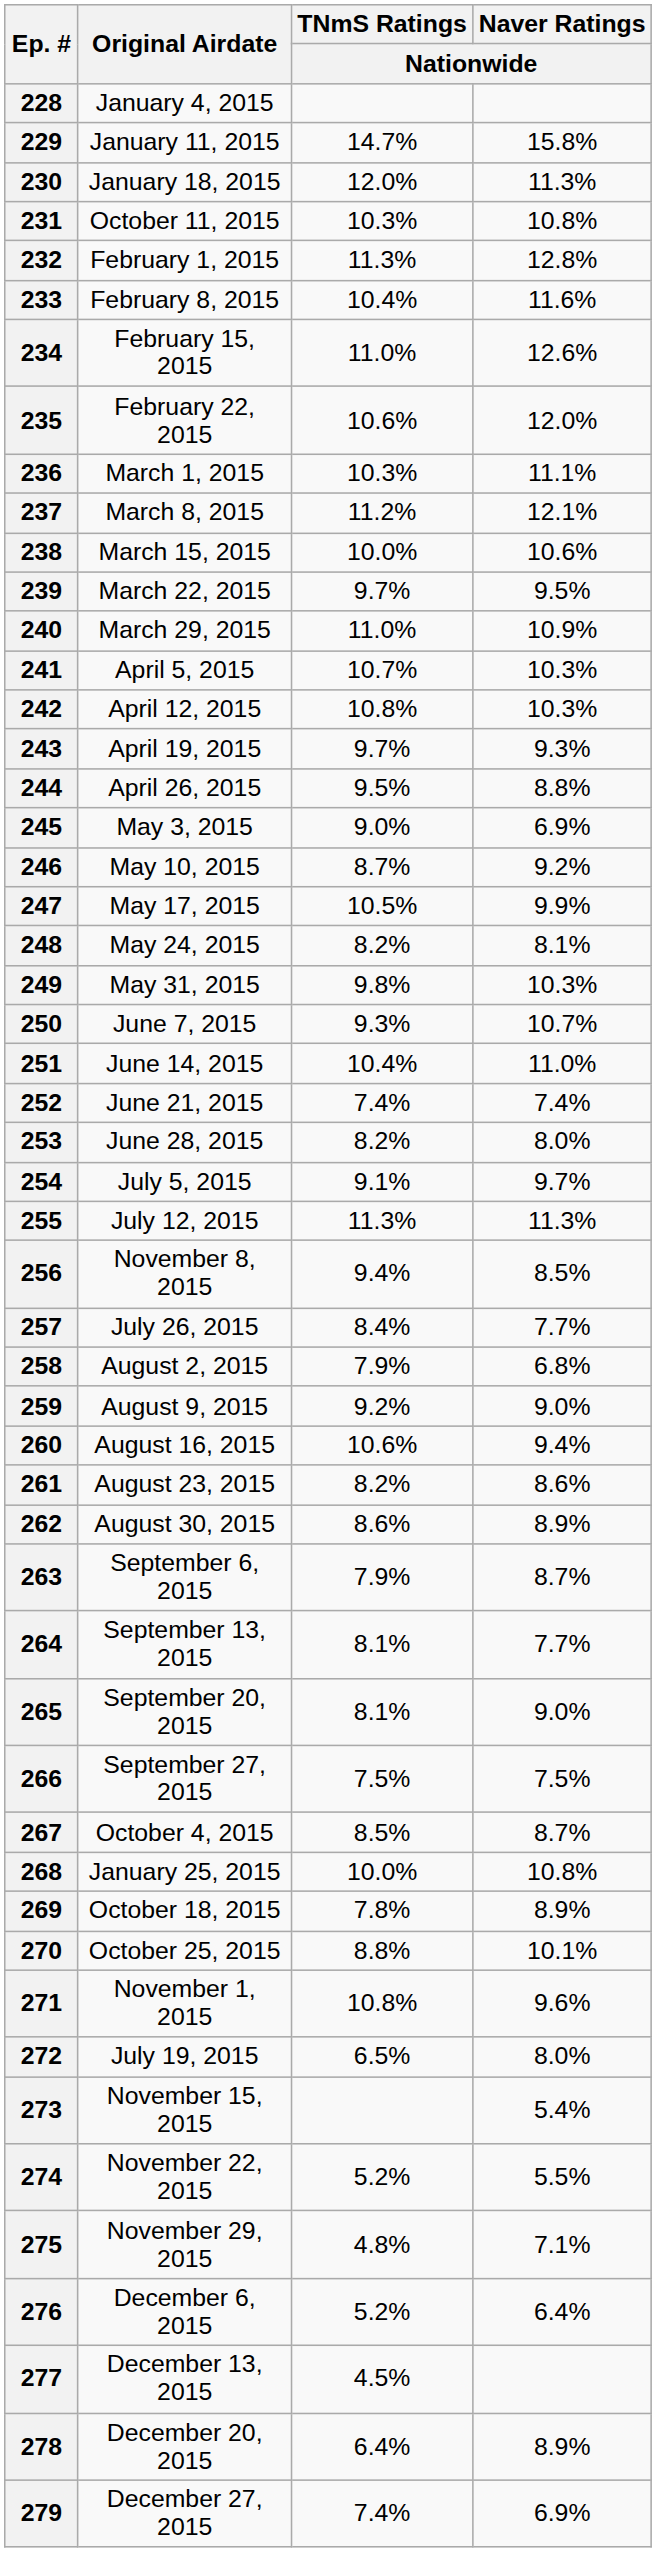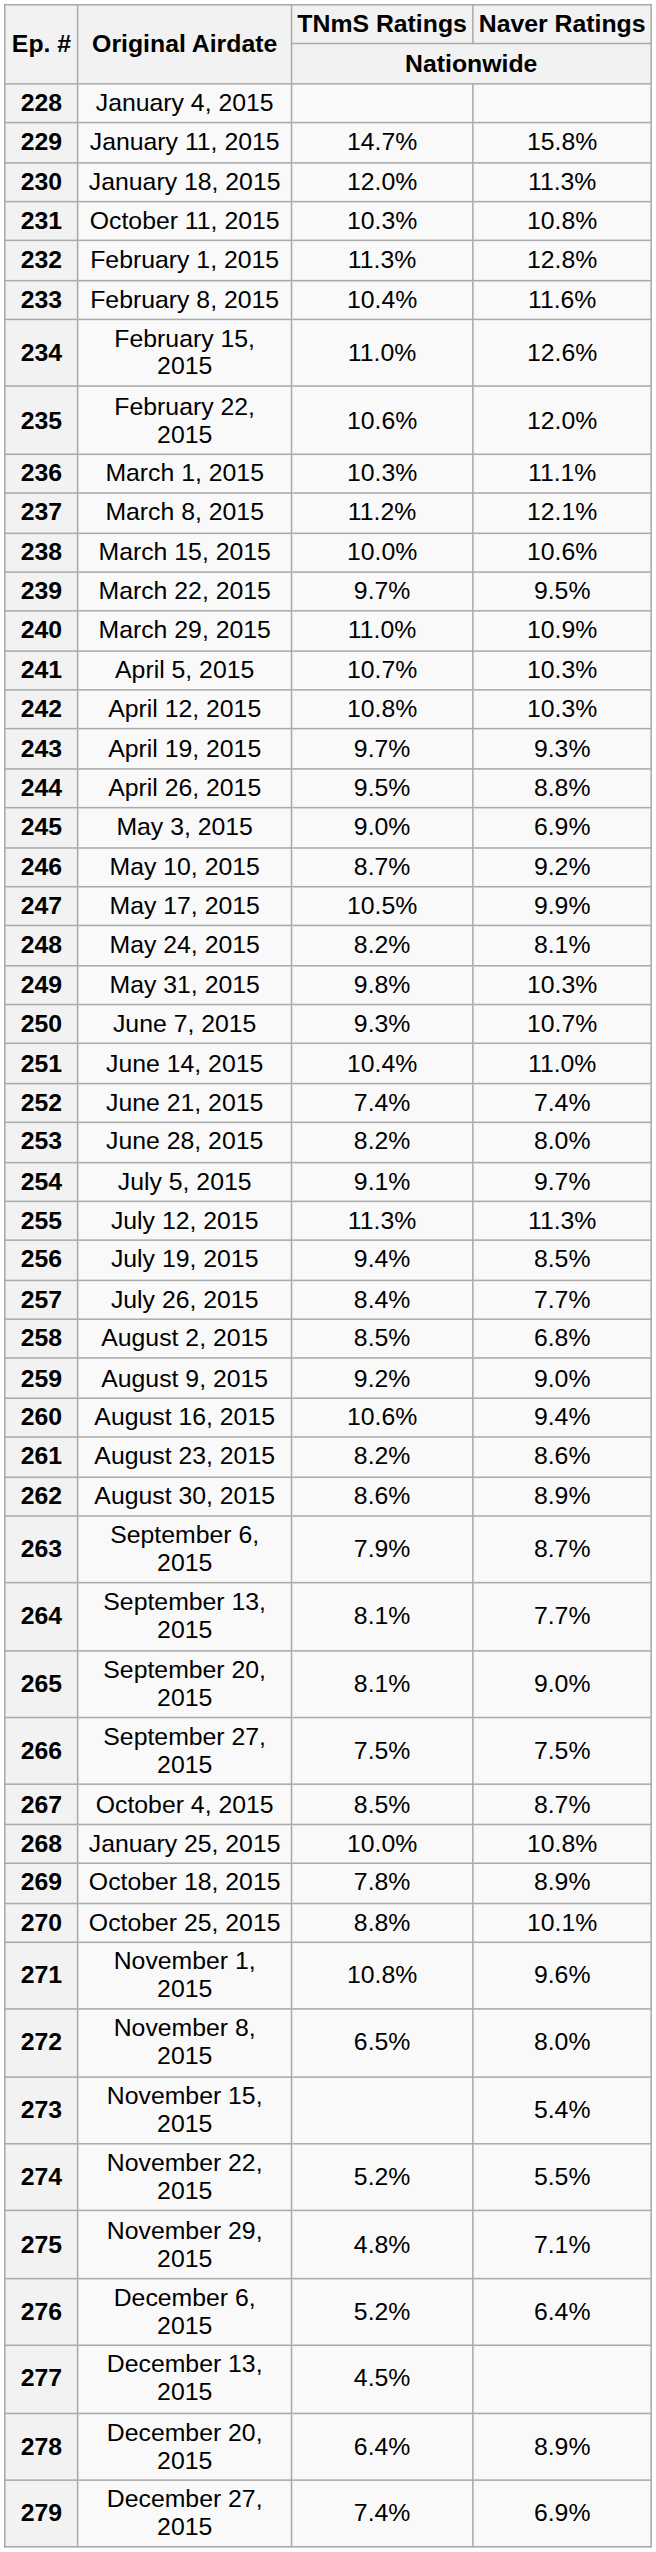(185, 1273) November 8, 2015 -> (185, 1259) July 19, 2015
(382, 1366) 7.9% -> (382, 1338) 8.5%
(185, 2056) July 19, 2015 -> (185, 2042) November 8, 2015
